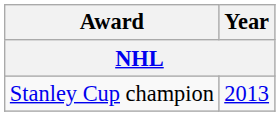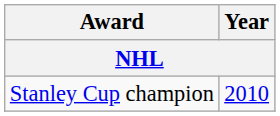(247, 93) 2013 -> (247, 93) 2010
